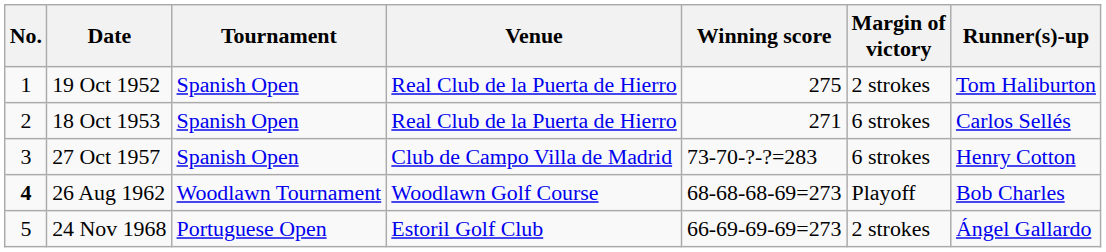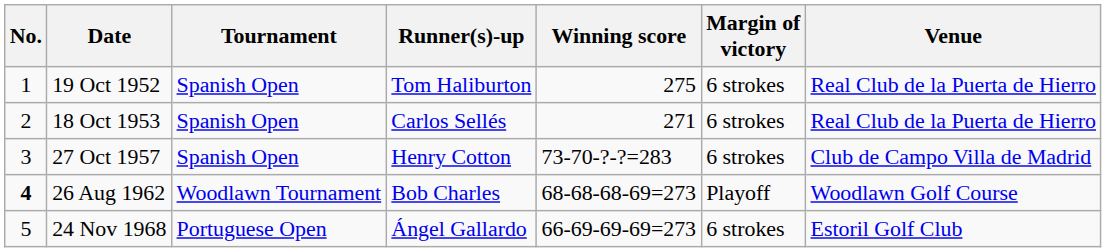columns swapped: (534, 35) <-> (1026, 35)
(891, 84) 2 strokes -> (745, 84) 6 strokes
(891, 229) 2 strokes -> (745, 229) 6 strokes
